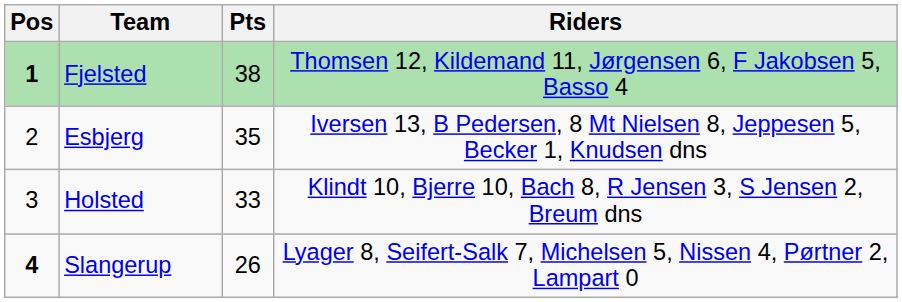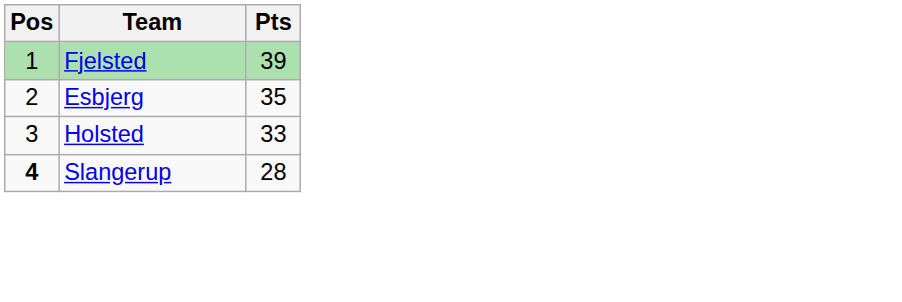- column: (586, 23)
(32, 73) bold -> (32, 60) normal
(248, 73) 38 -> (273, 60) 39
(248, 264) 26 -> (273, 172) 28
